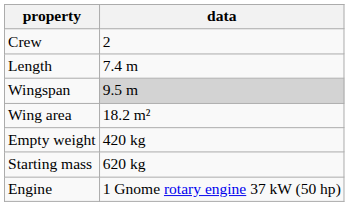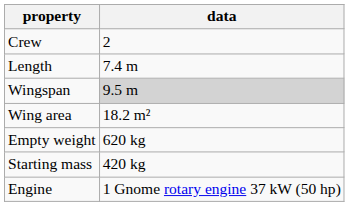(124, 139) 420 kg -> (124, 139) 620 kg
(124, 164) 620 kg -> (124, 164) 420 kg
